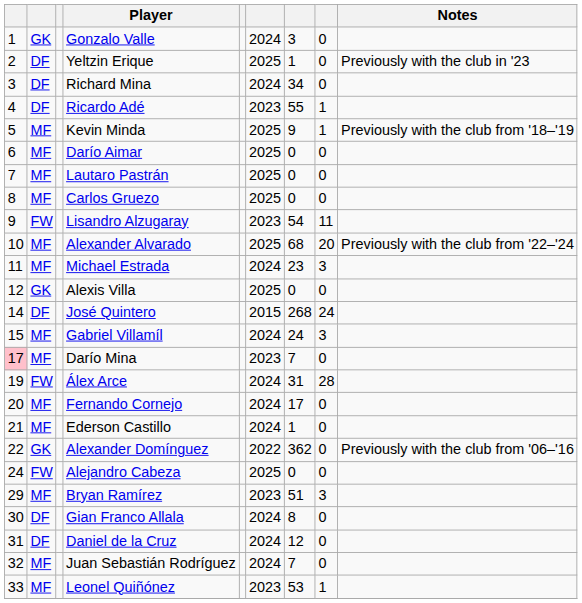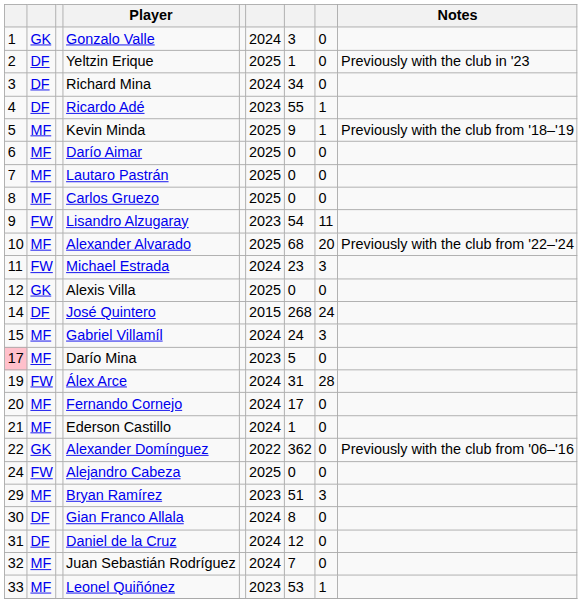(41, 267) MF -> (42, 267) FW
(292, 358) 7 -> (292, 358) 5
